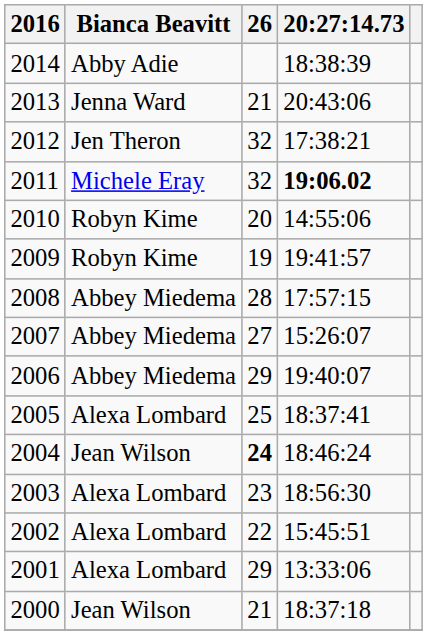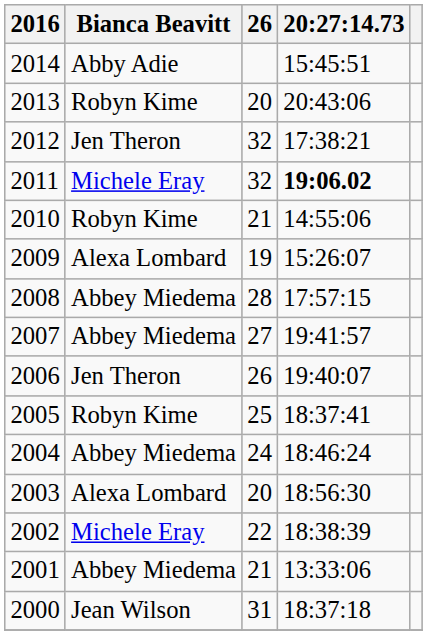(327, 63) 18:38:39 -> (327, 63) 15:45:51
(128, 102) Jenna Ward -> (134, 102) Robyn Kime
(260, 102) 21 -> (260, 102) 20
(260, 219) 20 -> (260, 219) 21
(134, 258) Robyn Kime -> (149, 258) Alexa Lombard
(327, 258) 19:41:57 -> (327, 258) 15:26:07
(327, 336) 15:26:07 -> (327, 336) 19:41:57
(154, 375) Abbey Miedema -> (126, 375) Jen Theron
(260, 375) 29 -> (260, 375) 26
(149, 414) Alexa Lombard -> (134, 414) Robyn Kime
(131, 453) Jean Wilson -> (154, 453) Abbey Miedema
(260, 453) bold -> (260, 453) normal
(260, 492) 23 -> (260, 492) 20
(149, 532) Alexa Lombard -> (138, 532) Michele Eray
(327, 532) 15:45:51 -> (327, 532) 18:38:39
(149, 571) Alexa Lombard -> (154, 571) Abbey Miedema
(260, 571) 29 -> (260, 571) 21
(260, 610) 21 -> (260, 610) 31
